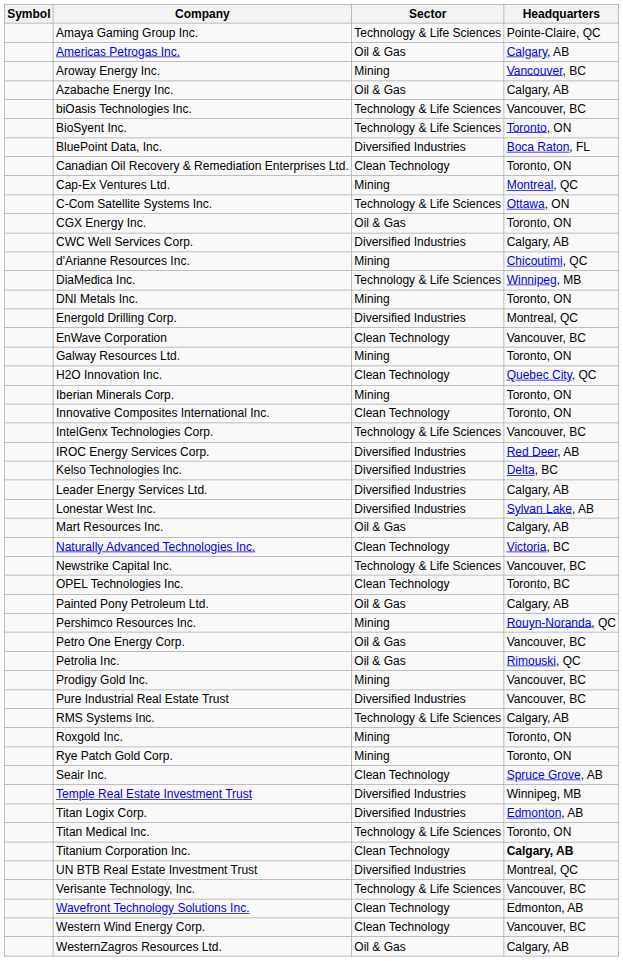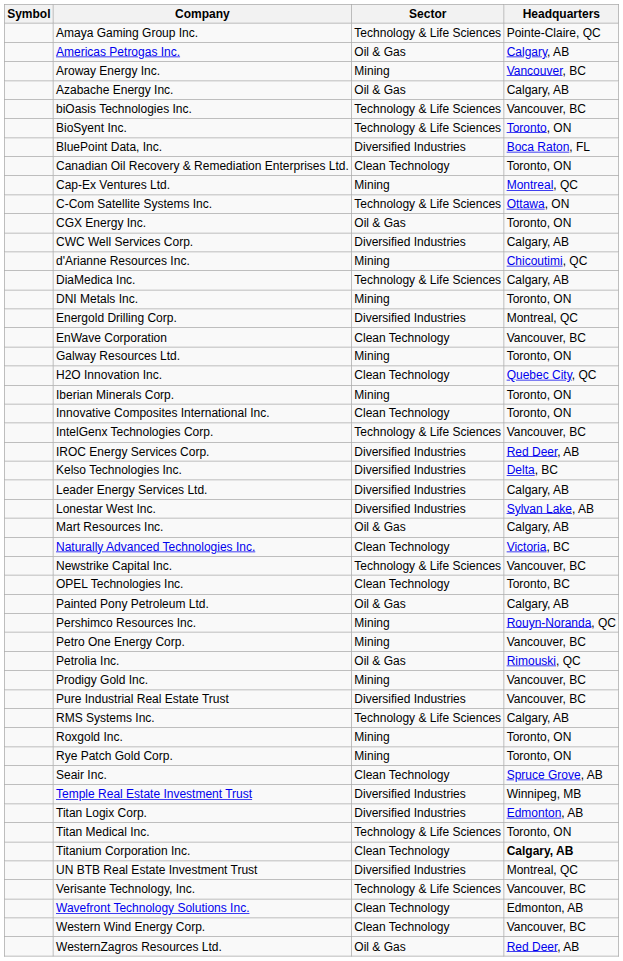(544, 280) Winnipeg, MB -> (538, 280) Calgary, AB
(380, 642) Oil & Gas -> (372, 642) Mining
(538, 946) Calgary, AB -> (543, 946) Red Deer, AB
